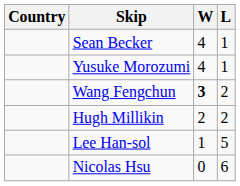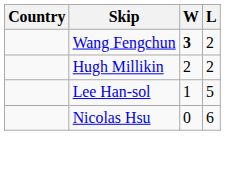- row: (112, 42)
- row: (131, 67)
